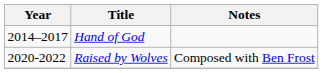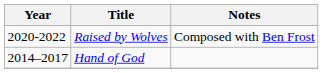rows swapped: (109, 36) <-> (121, 57)
